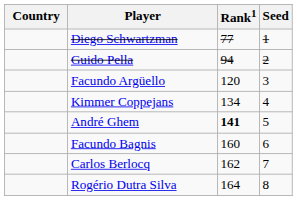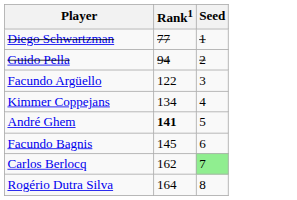- column: (36, 16)
(230, 80) 120 -> (167, 80) 122
(230, 143) 160 -> (167, 143) 145
(266, 164) no background -> (202, 164) lightgreen background
